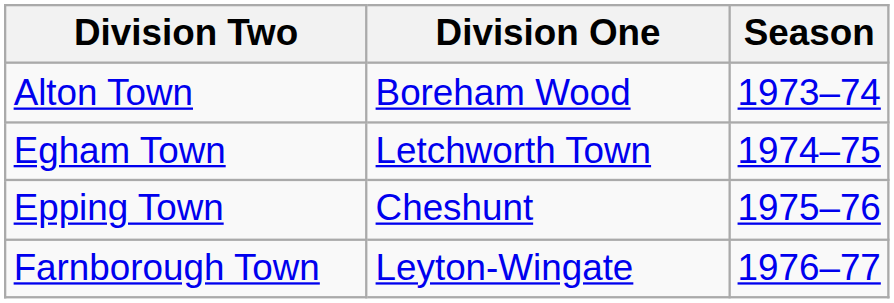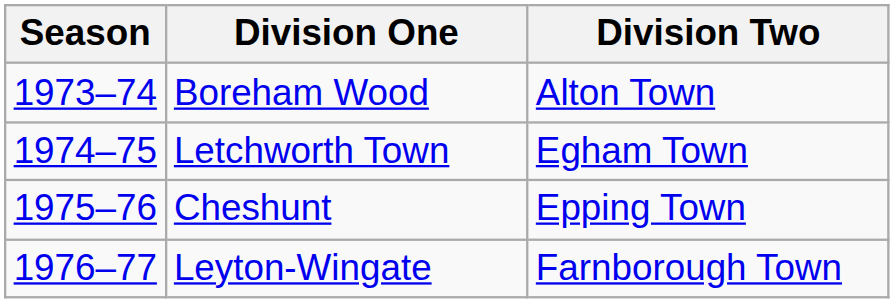columns swapped: (809, 33) <-> (186, 33)
